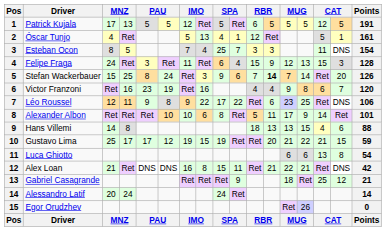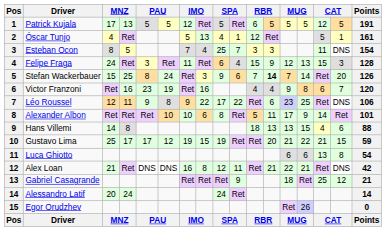(221, 167) 15 -> (221, 167) 12
